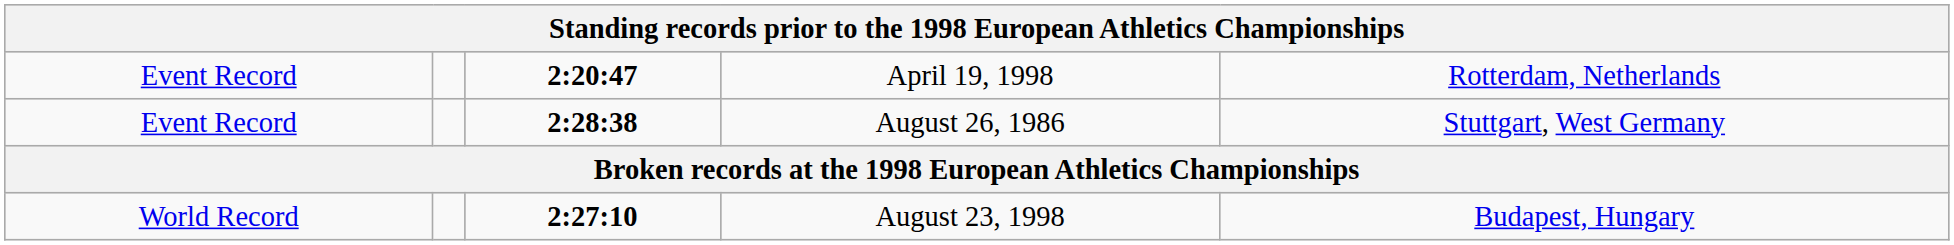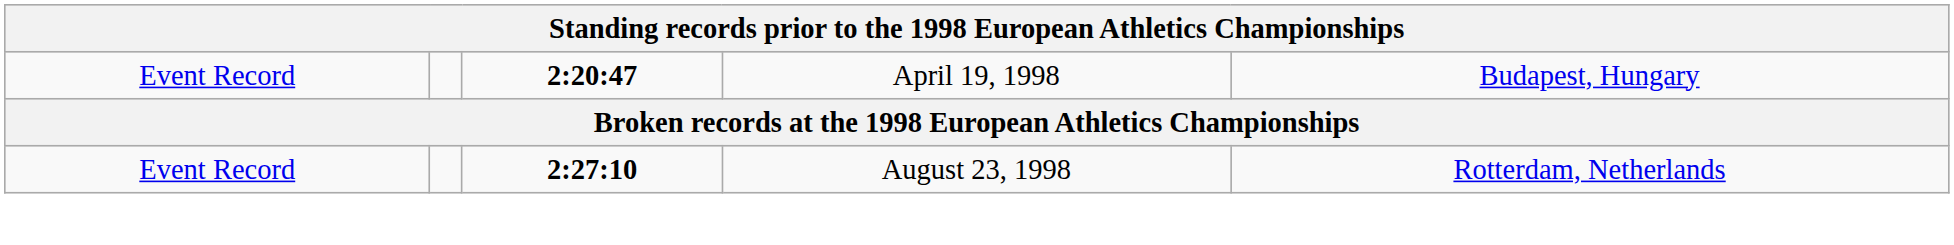(1584, 74) Rotterdam, Netherlands -> (1590, 74) Budapest, Hungary
- row: (970, 121)
(219, 215) World Record -> (217, 168) Event Record
(1584, 215) Budapest, Hungary -> (1590, 168) Rotterdam, Netherlands
